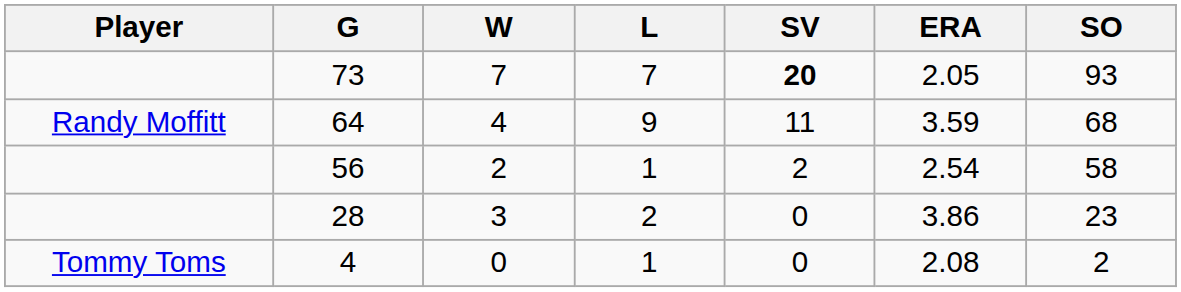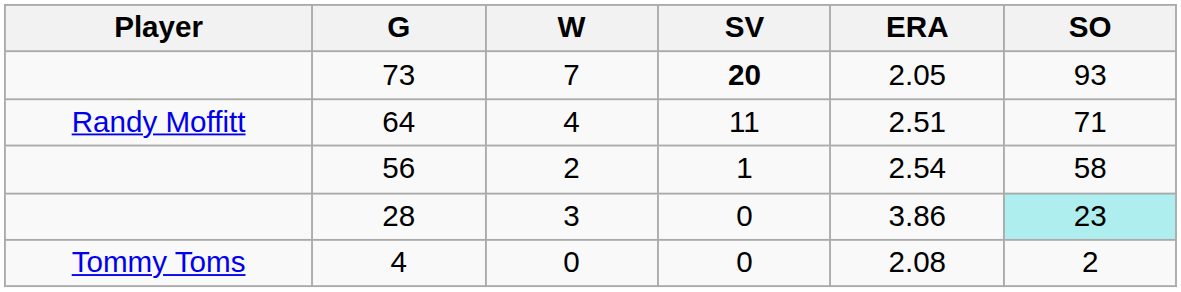- column: (649, 27)
(951, 121) 3.59 -> (917, 121) 2.51
(1101, 121) 68 -> (1090, 121) 71
(800, 168) 2 -> (744, 168) 1
(1101, 215) no background -> (1090, 215) paleturquoise background
